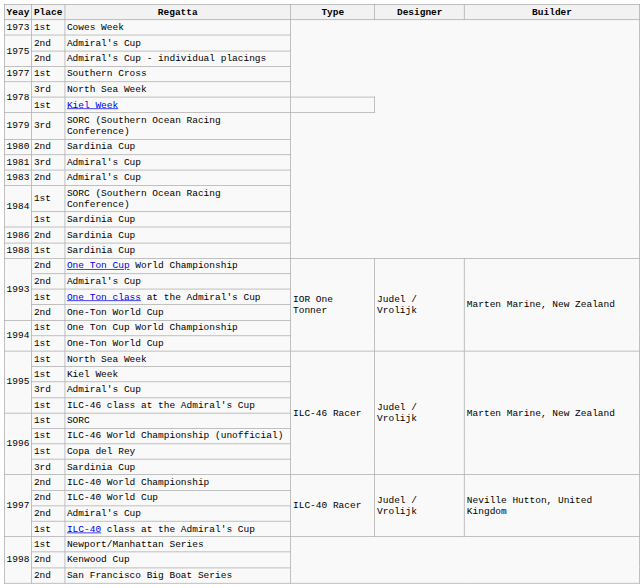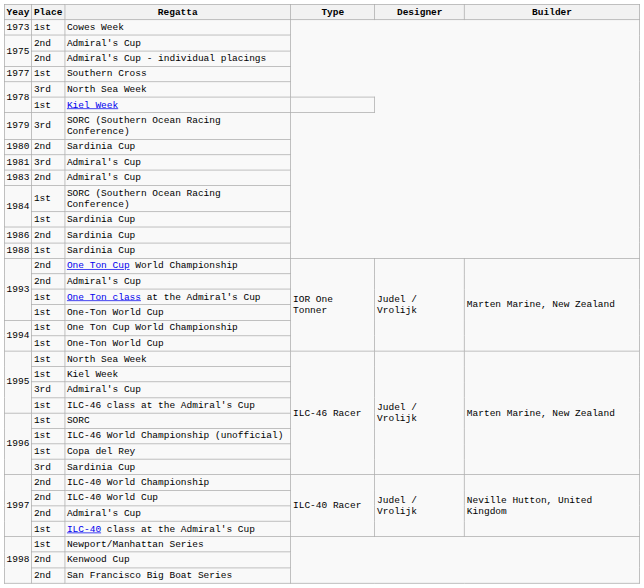(42, 312) 2nd -> (42, 312) 1st
